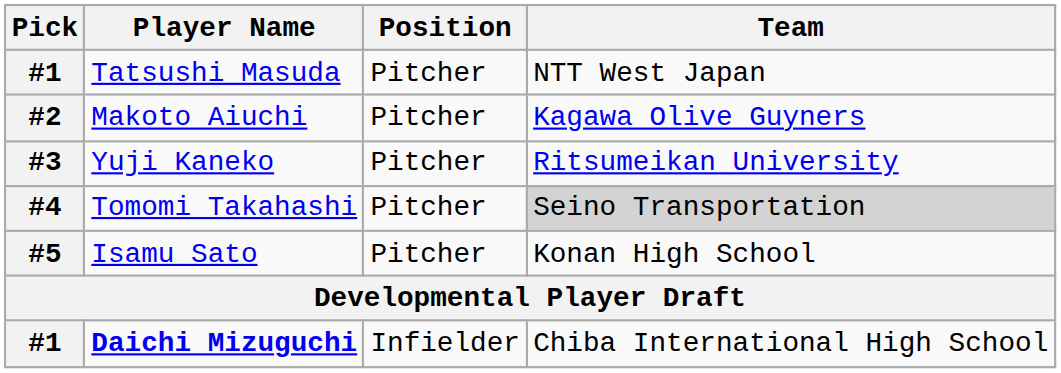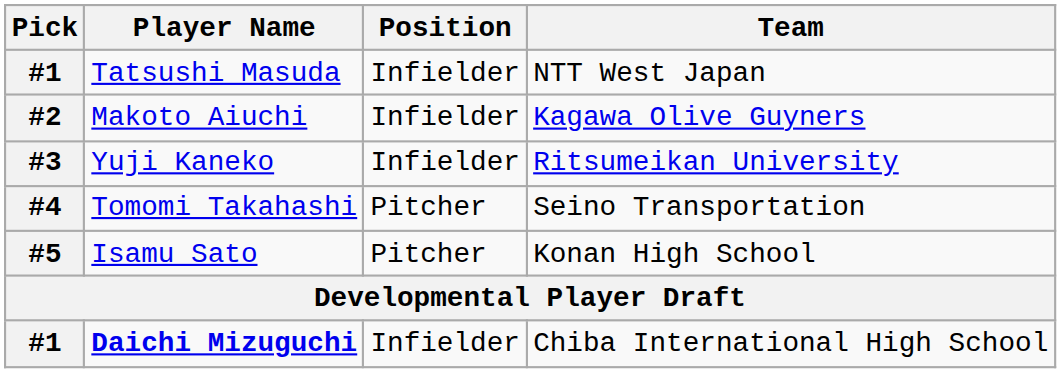(429, 73) Pitcher -> (445, 73) Infielder
(429, 118) Pitcher -> (445, 118) Infielder
(429, 163) Pitcher -> (445, 163) Infielder
(699, 208) lightgrey background -> (699, 208) no background
